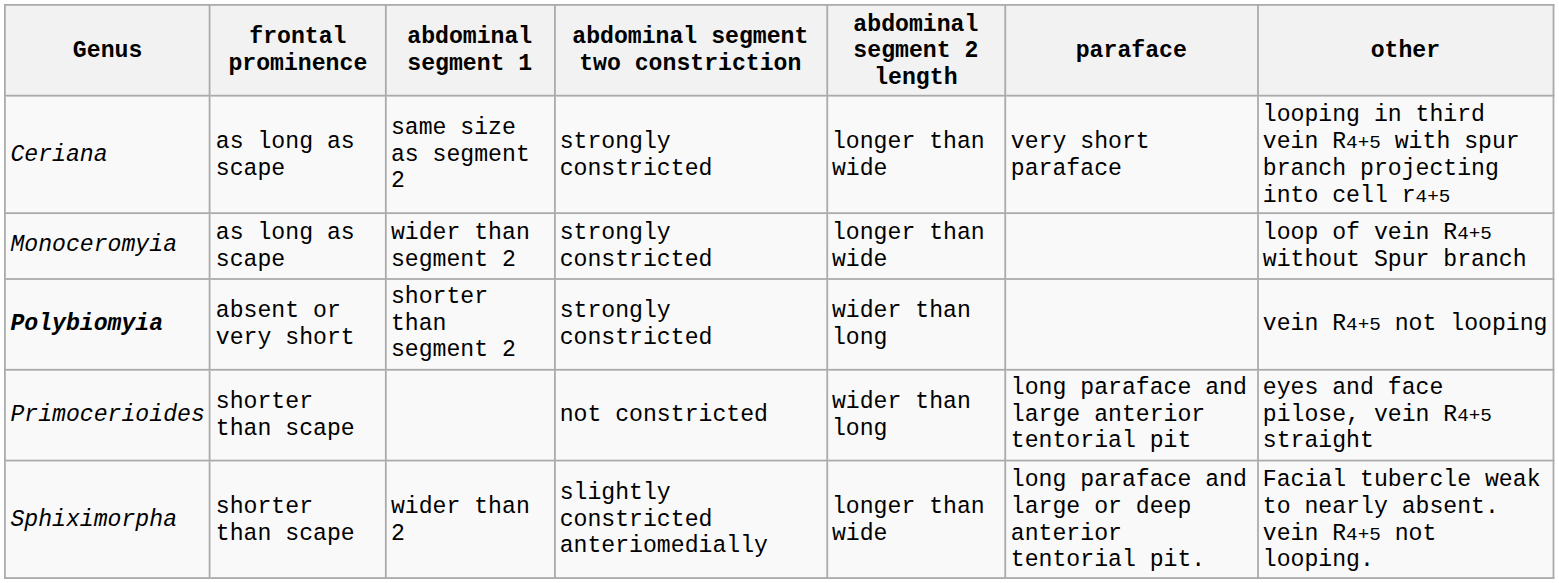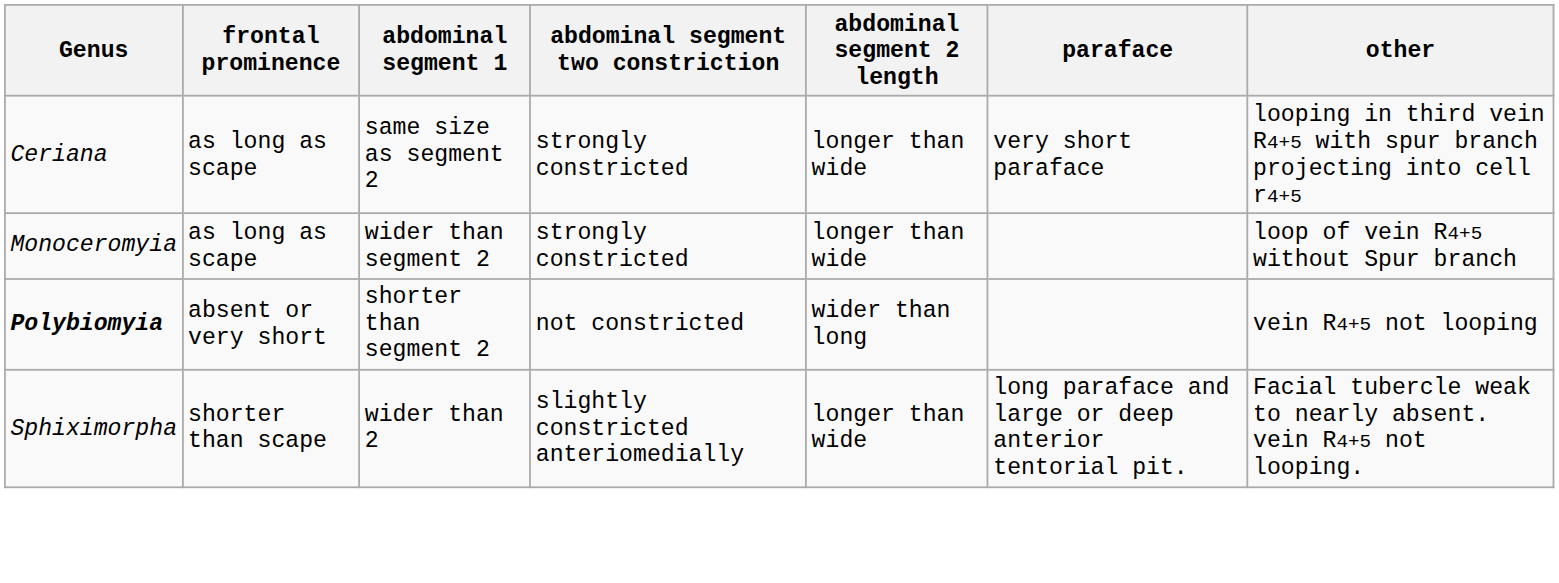(636, 324) strongly constricted -> (640, 324) not constricted
- row: (108, 415)
